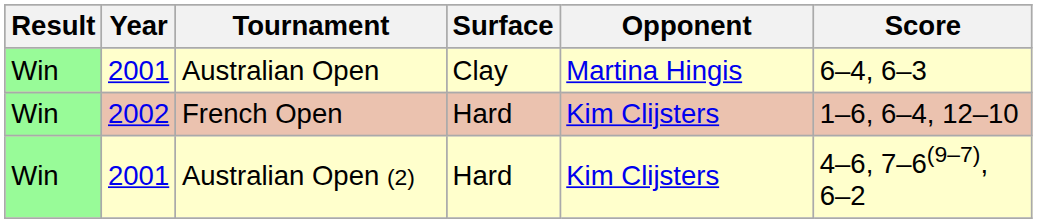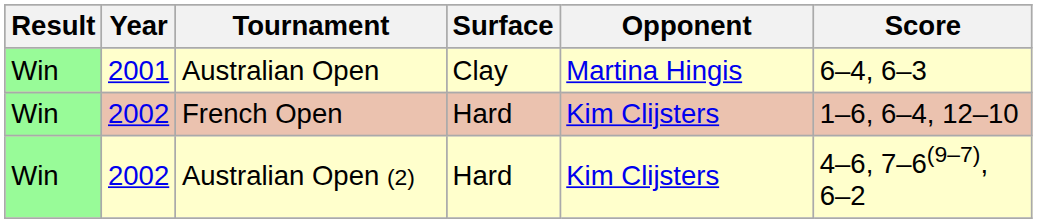(139, 176) 2001 -> (139, 176) 2002
